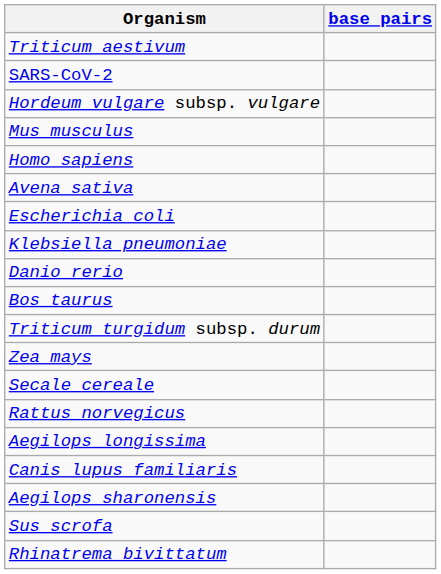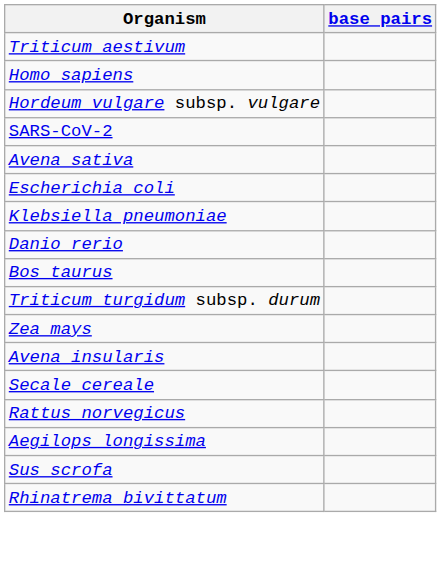rows swapped: (61, 75) <-> (71, 160)
- row: (71, 131)
+ row: (87, 357)
- row: (123, 470)
- row: (113, 498)
